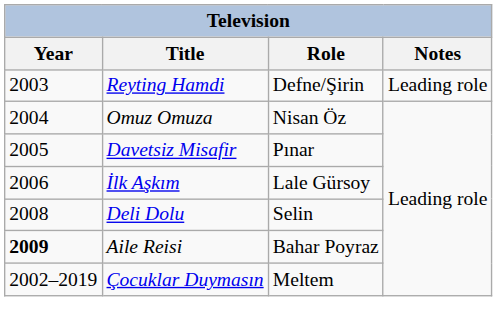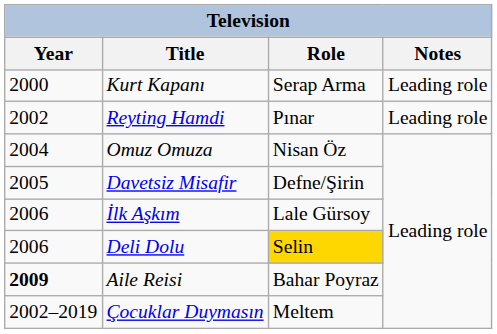+ row: (156, 85)
(29, 85) 2003 -> (29, 117) 2002
(318, 85) Defne/Şirin -> (293, 117) Pınar
(293, 150) Pınar -> (318, 182) Defne/Şirin
(29, 214) 2008 -> (29, 247) 2006
(293, 214) no background -> (293, 247) gold background
